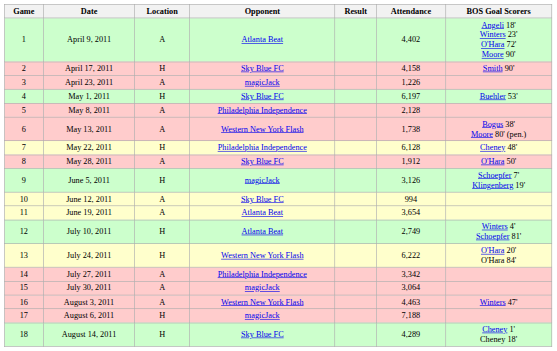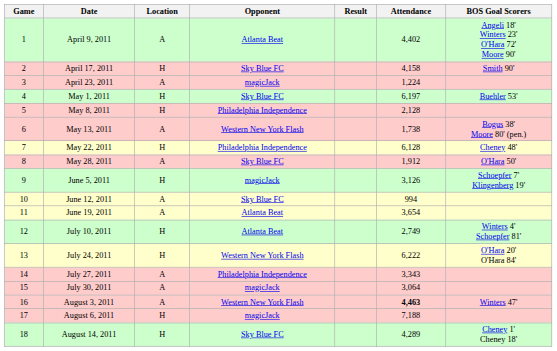(411, 83) 1,226 -> (411, 83) 1,224
(162, 110) A -> (162, 110) H
(411, 274) 3,342 -> (411, 274) 3,343
(411, 302) normal -> (411, 302) bold
